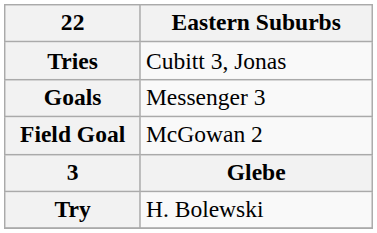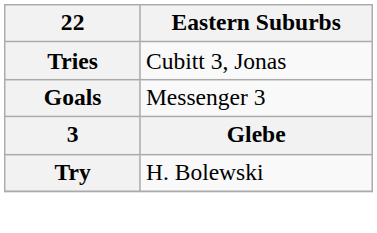- row: (73, 135)
